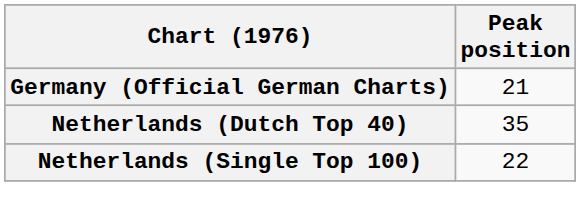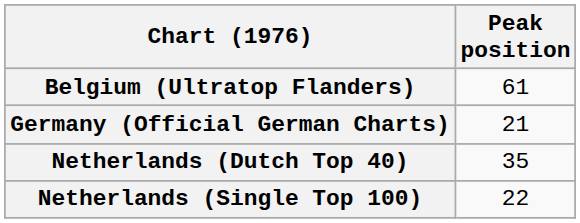+ row: (230, 87)
